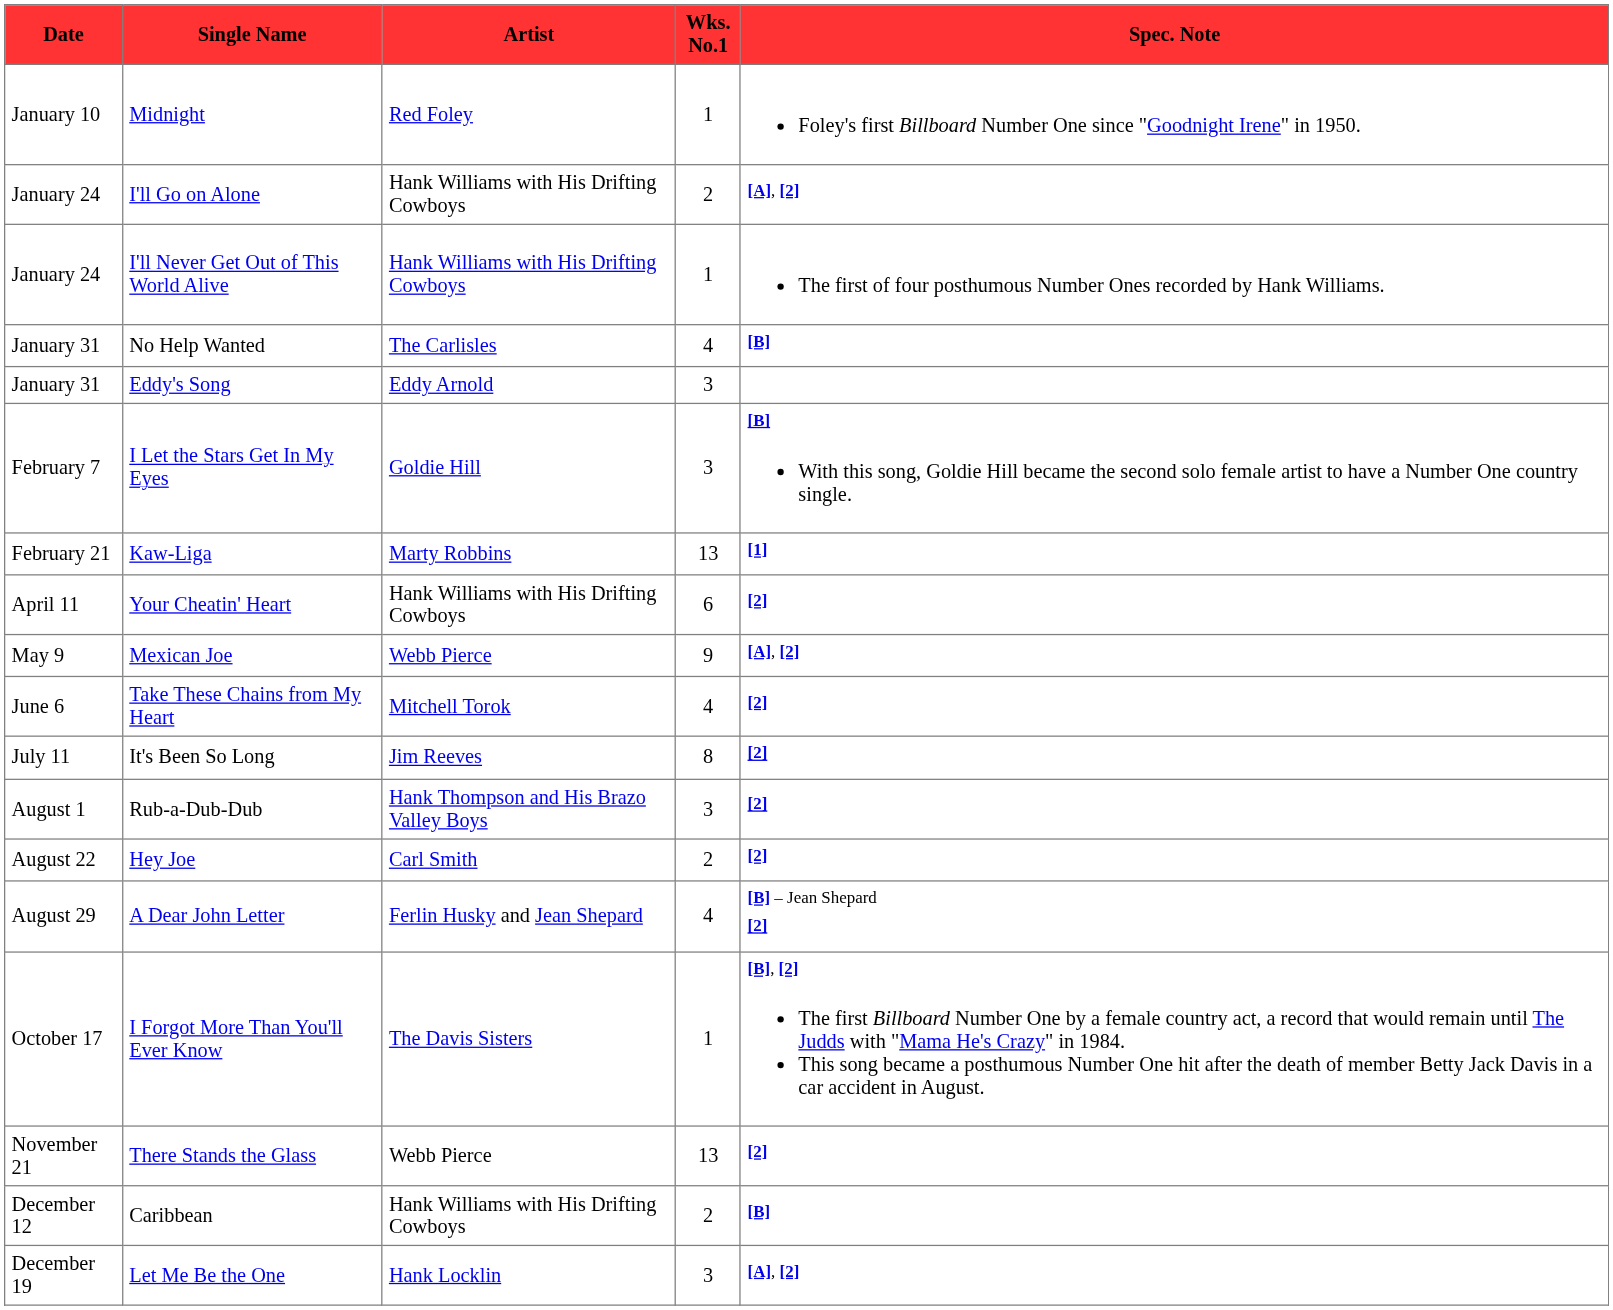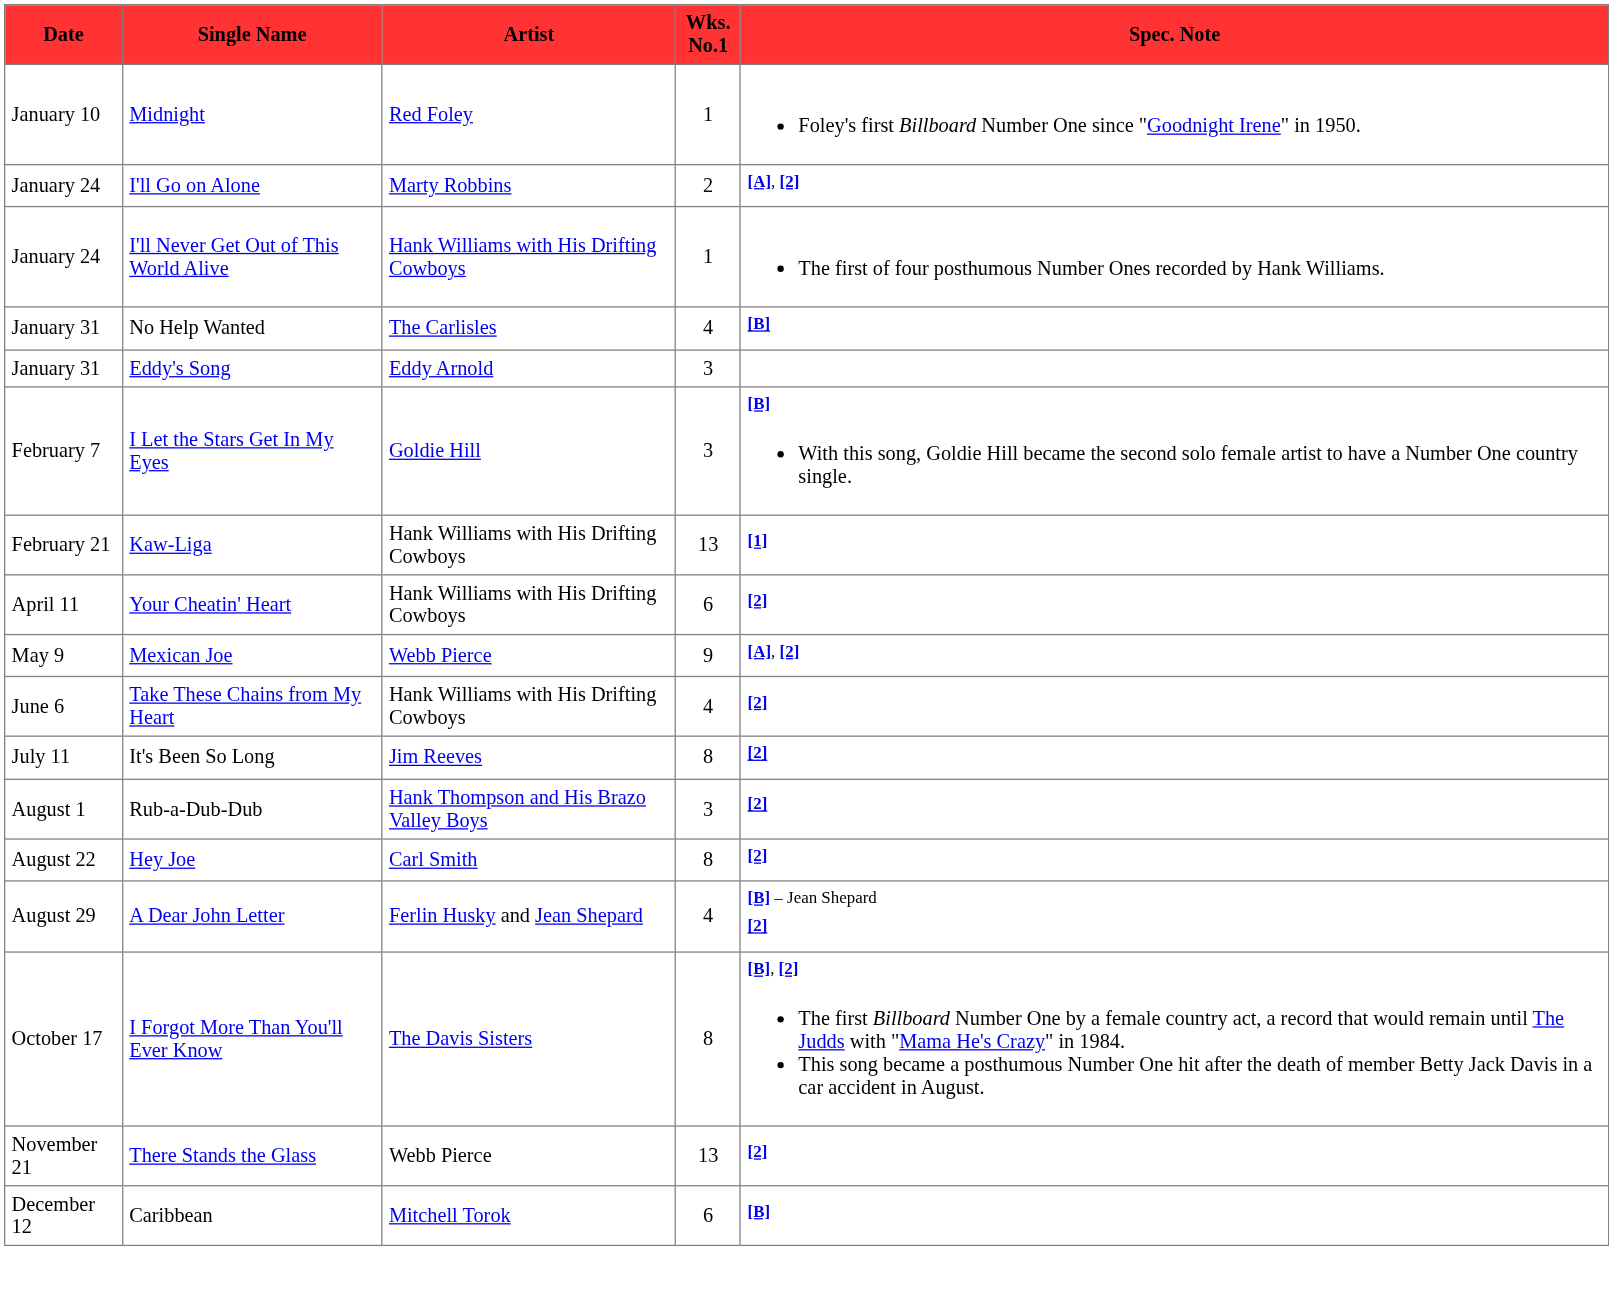(523, 194) Hank Williams with His Drifting Cowboys -> (450, 185) Marty Robbins
(450, 553) Marty Robbins -> (523, 544) Hank Williams with His Drifting Cowboys
(450, 706) Mitchell Torok -> (523, 706) Hank Williams with His Drifting Cowboys
(708, 859) 2 -> (708, 859) 8
(708, 1038) 1 -> (708, 1038) 8
(523, 1215) Hank Williams with His Drifting Cowboys -> (450, 1215) Mitchell Torok
(708, 1215) 2 -> (708, 1215) 6
- row: (207, 1275)
